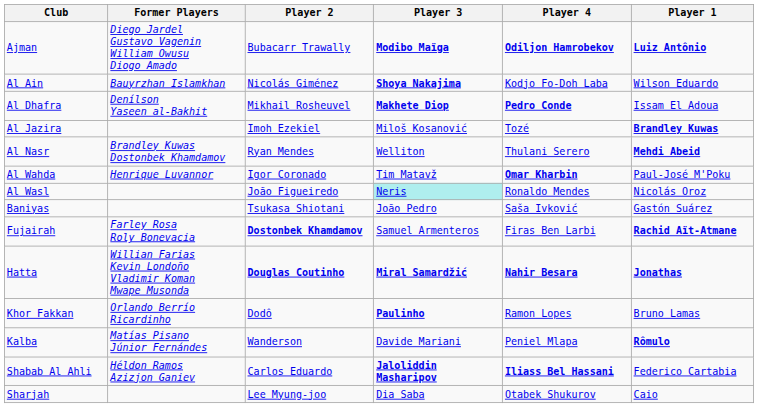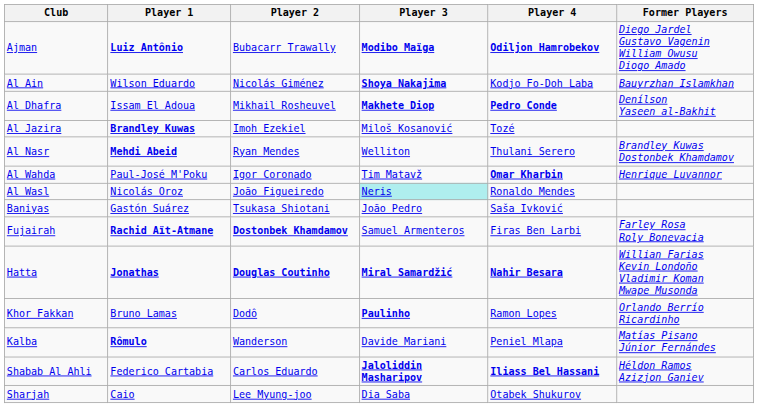columns swapped: (692, 13) <-> (177, 13)
